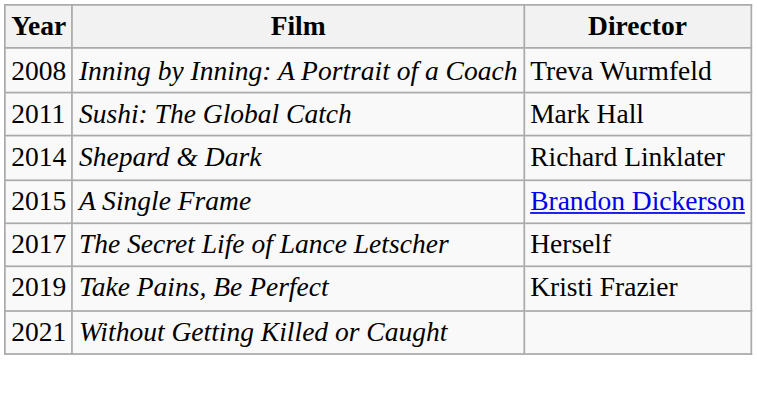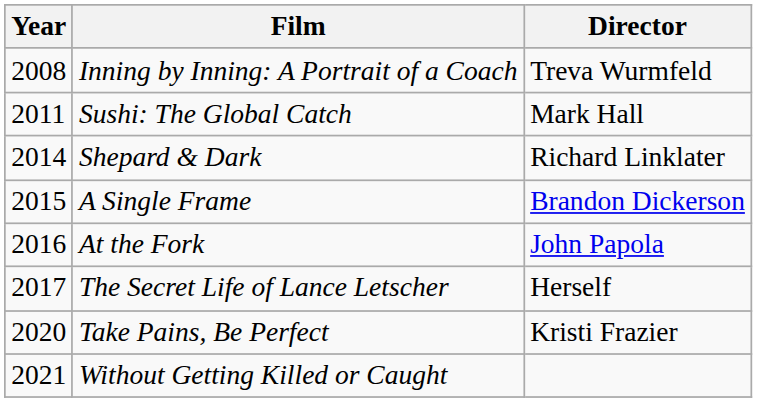+ row: (142, 244)
(39, 288) 2019 -> (39, 331) 2020
